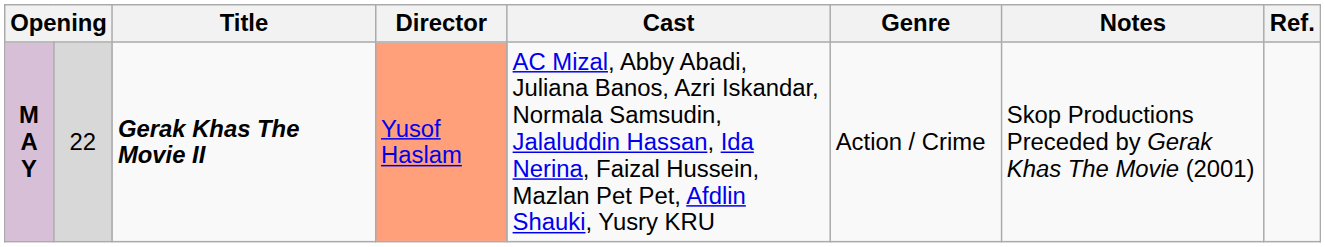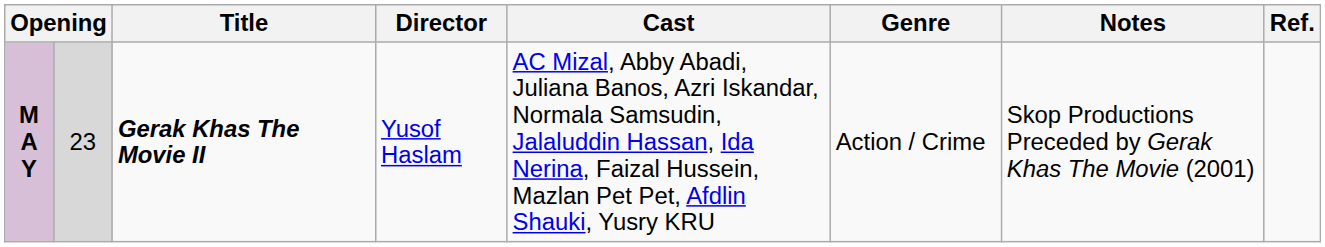(83, 141) 22 -> (83, 141) 23
(421, 141) lightsalmon background -> (421, 141) no background
